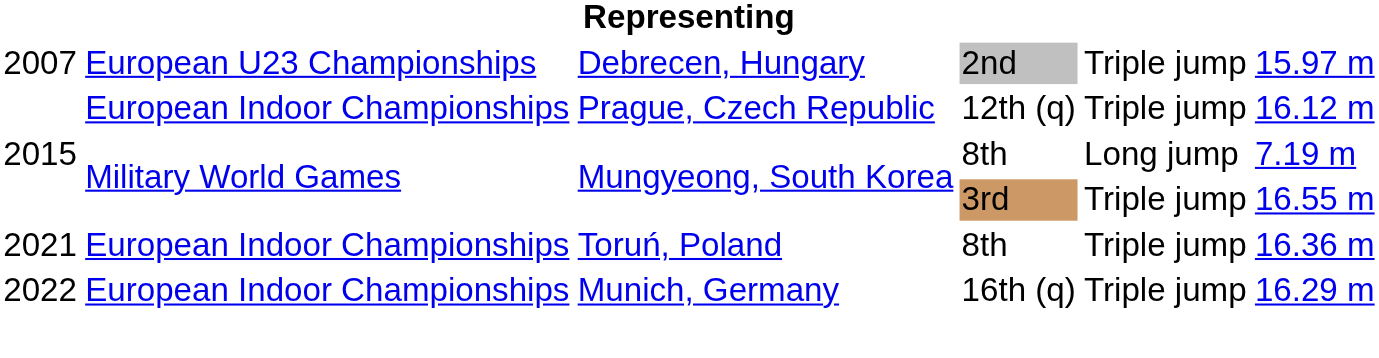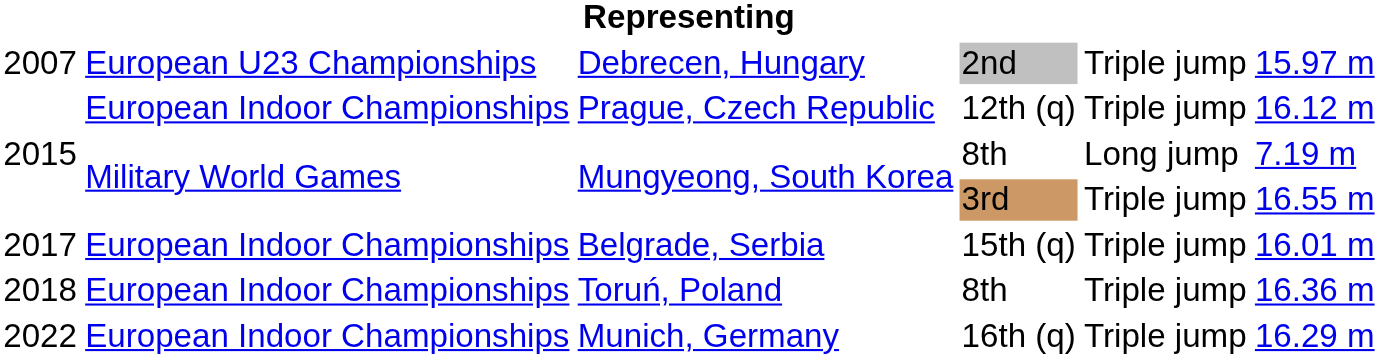+ row: (701, 245)
(40, 245) 2021 -> (40, 290) 2018
